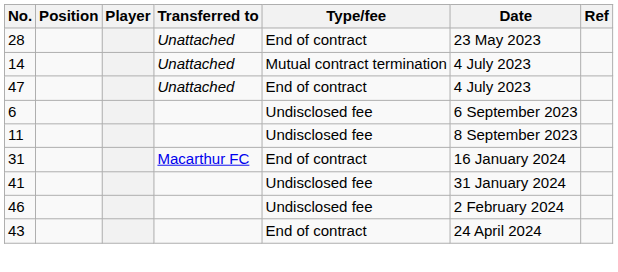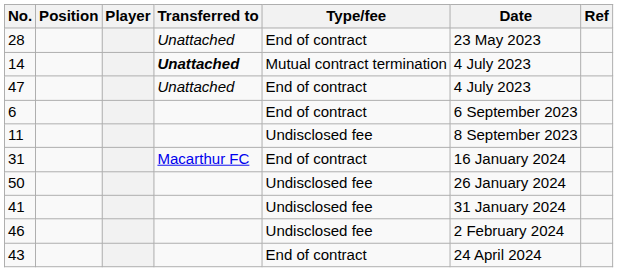(196, 64) normal -> (198, 64) bold
(319, 111) Undisclosed fee -> (316, 111) End of contract
+ row: (16, 183)
